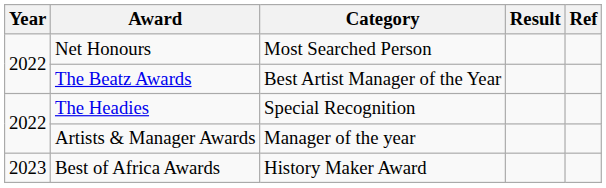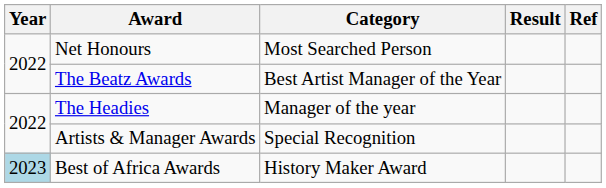(340, 108) Special Recognition -> (340, 108) Manager of the year
(340, 138) Manager of the year -> (340, 138) Special Recognition
(28, 167) no background -> (28, 167) lightblue background
